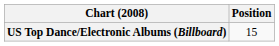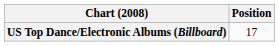(252, 31) 15 -> (252, 31) 17
